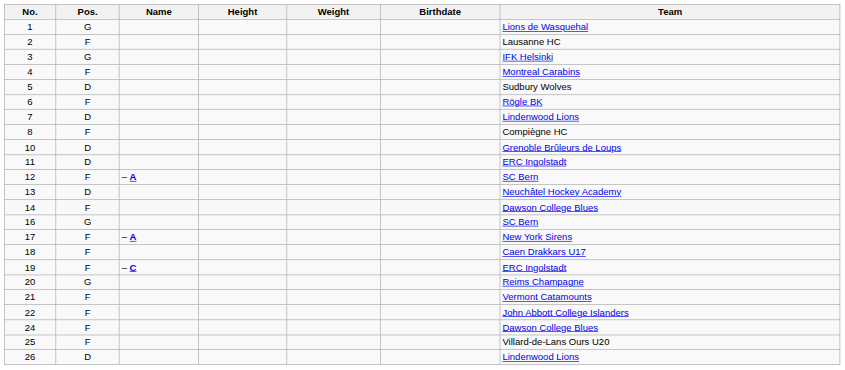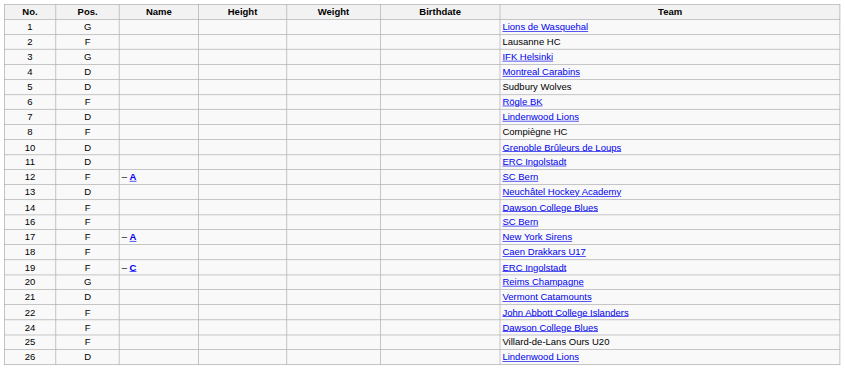(88, 72) F -> (88, 72) D
(88, 222) G -> (88, 222) F
(88, 298) F -> (88, 298) D
